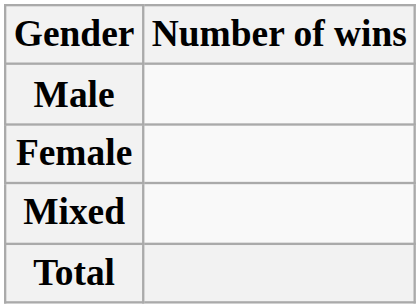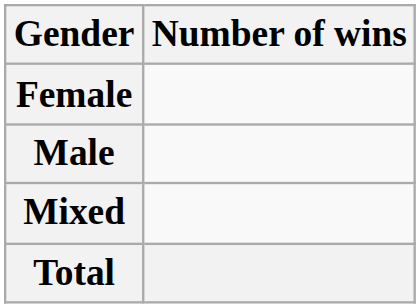rows swapped: (74, 93) <-> (74, 152)
